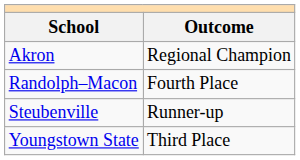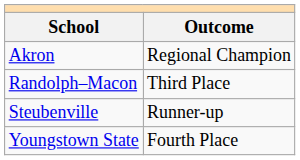(193, 83) Fourth Place -> (189, 83) Third Place
(189, 140) Third Place -> (193, 140) Fourth Place
